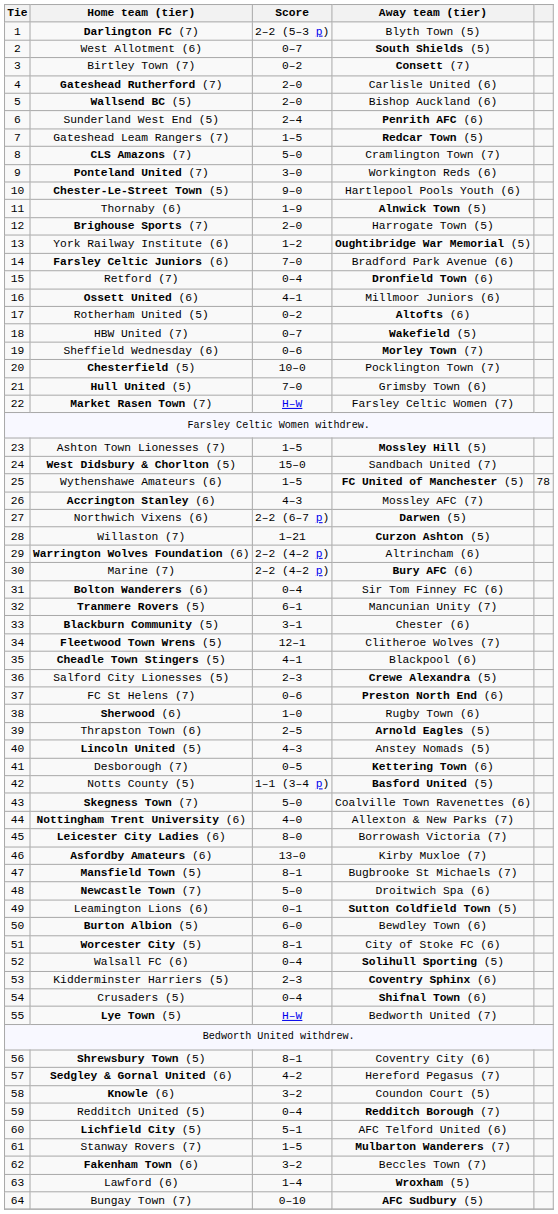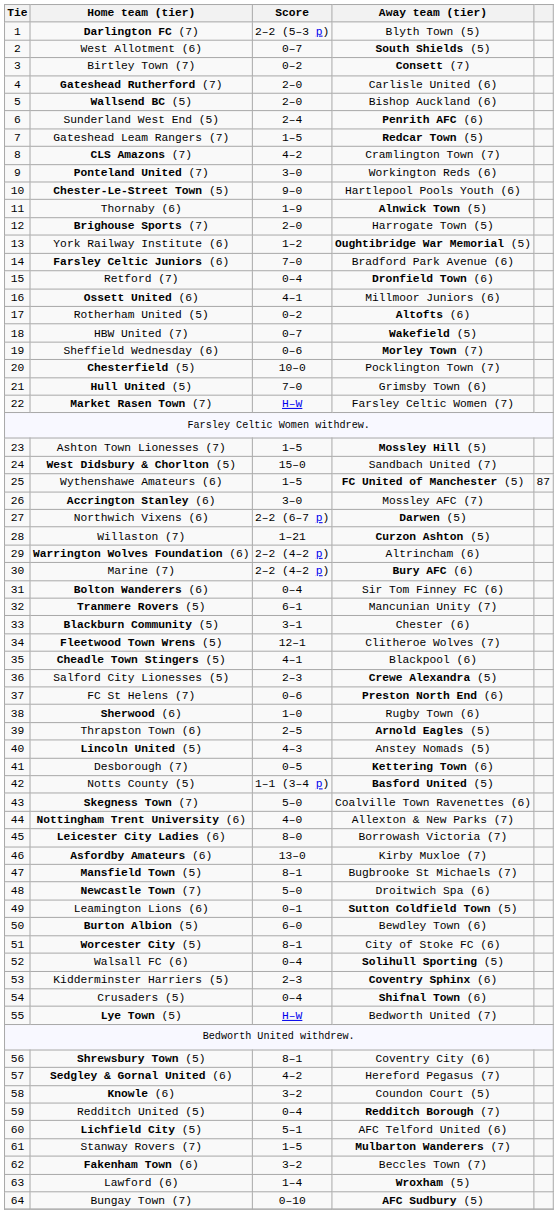(292, 155) 5–0 -> (292, 155) 4–2
(543, 483) 78 -> (543, 483) 87
(292, 501) 4–3 -> (292, 501) 3–0
